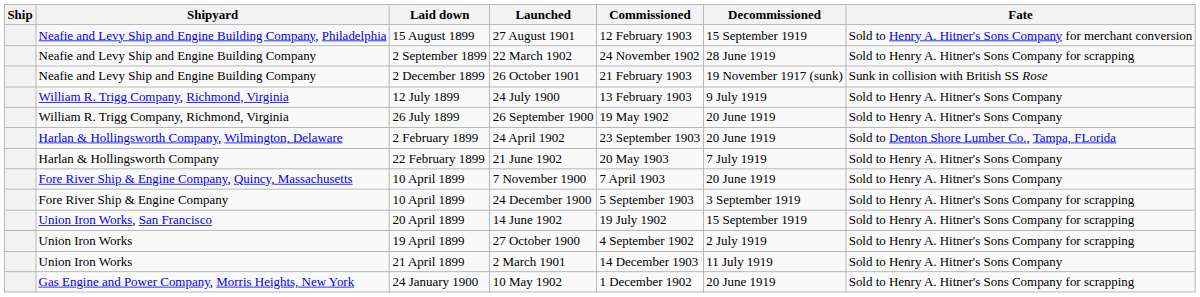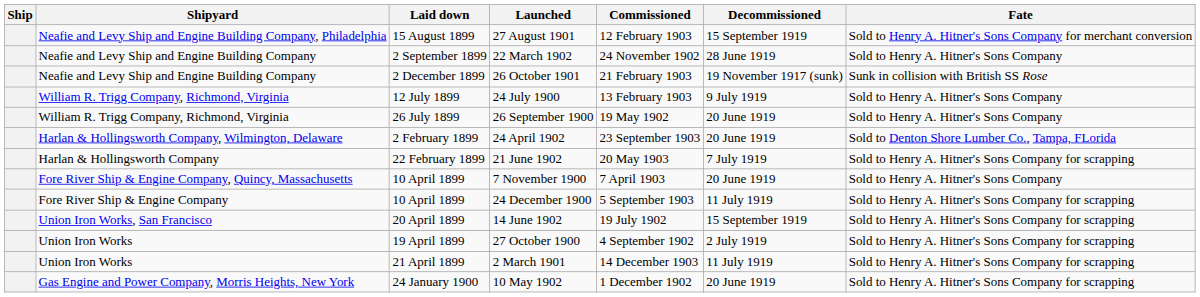(991, 55) Sold to Henry A. Hitner's Sons Company for scrapping -> (956, 55) Sold to Henry A. Hitner's Sons Company
(956, 158) Sold to Henry A. Hitner's Sons Company -> (991, 158) Sold to Henry A. Hitner's Sons Company for scrapping
(753, 199) 3 September 1919 -> (740, 199) 11 July 1919
(956, 261) Sold to Henry A. Hitner's Sons Company -> (991, 261) Sold to Henry A. Hitner's Sons Company for scrapping
